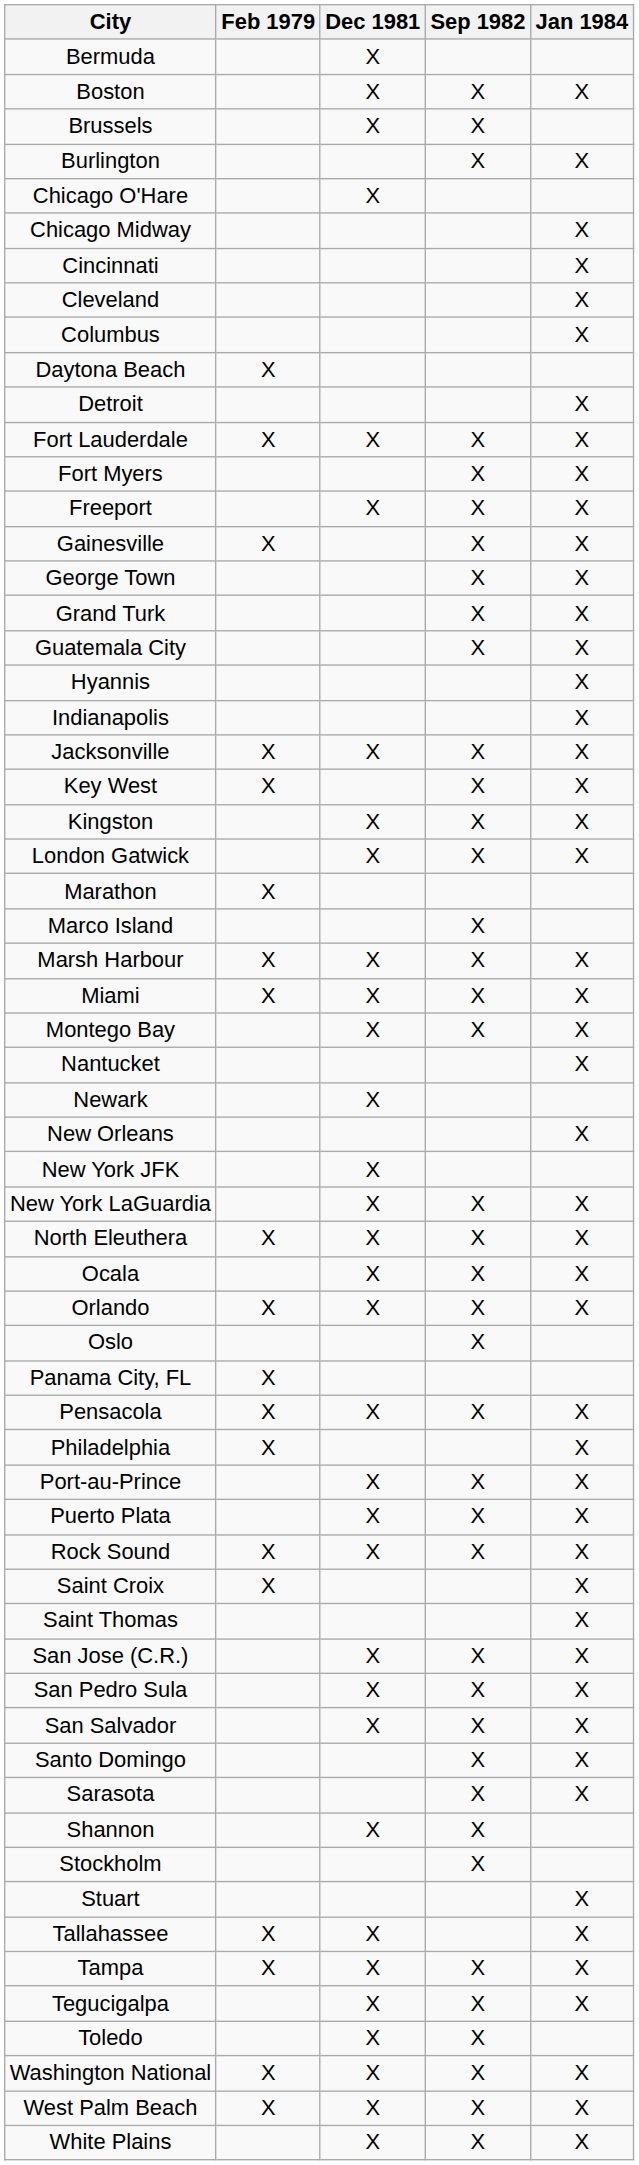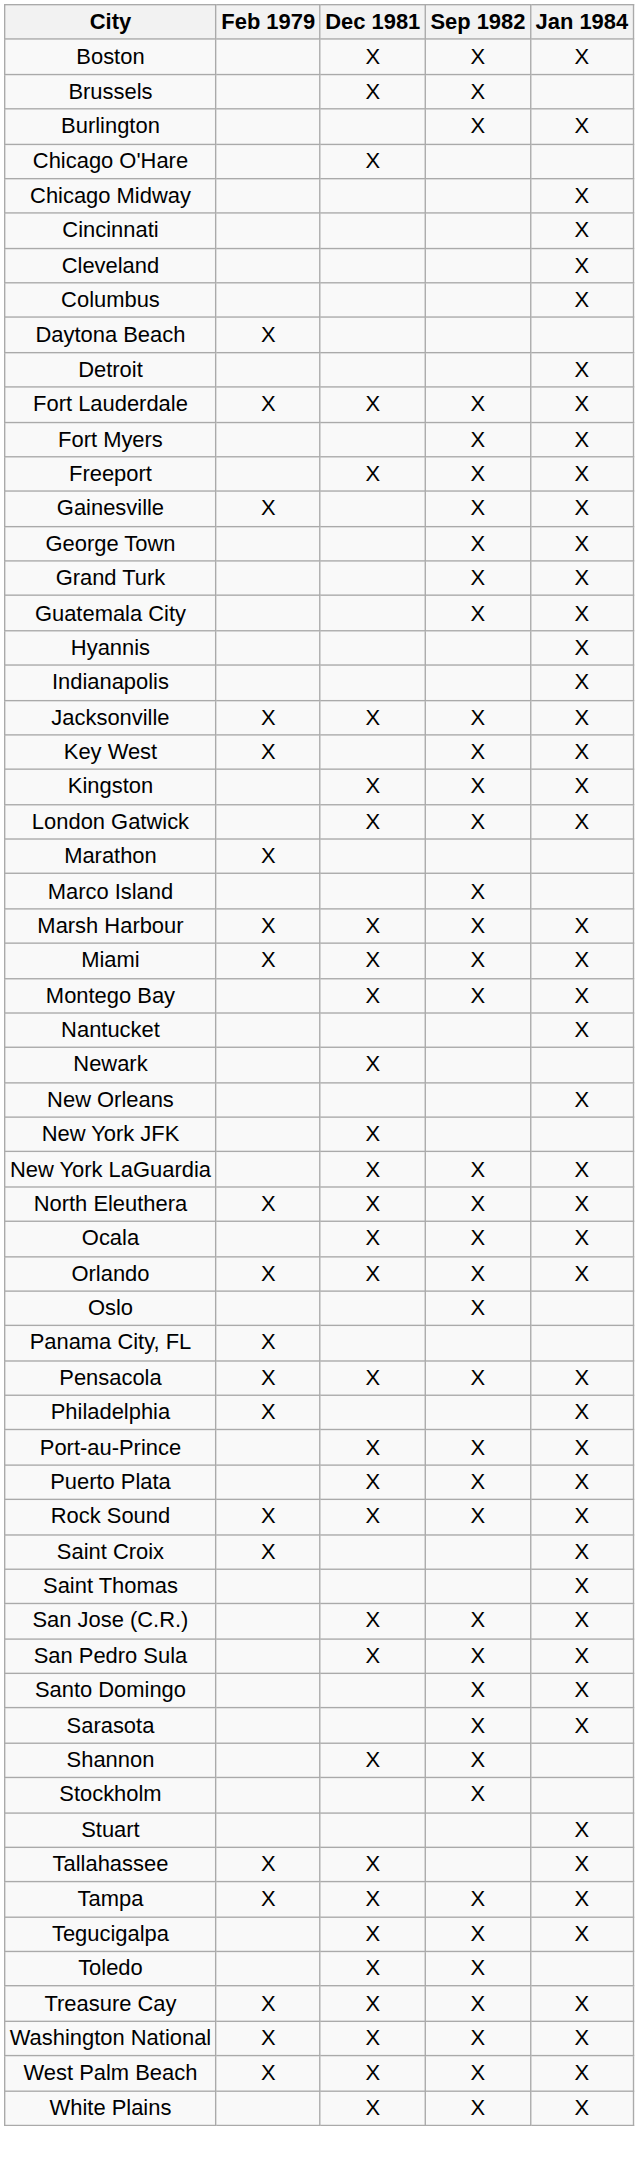- row: (110, 56)
- row: (110, 1725)
+ row: (110, 2003)
